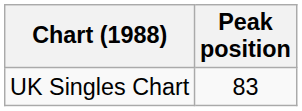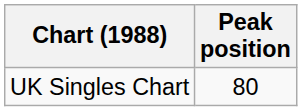(245, 86) 83 -> (245, 86) 80
